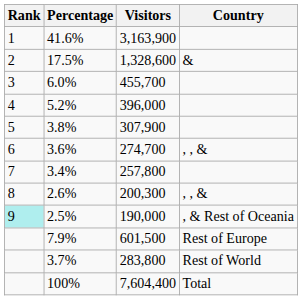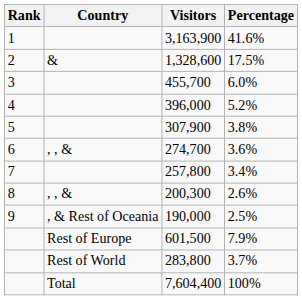columns swapped: (238, 15) <-> (80, 15)
(11, 216) paleturquoise background -> (11, 216) no background
